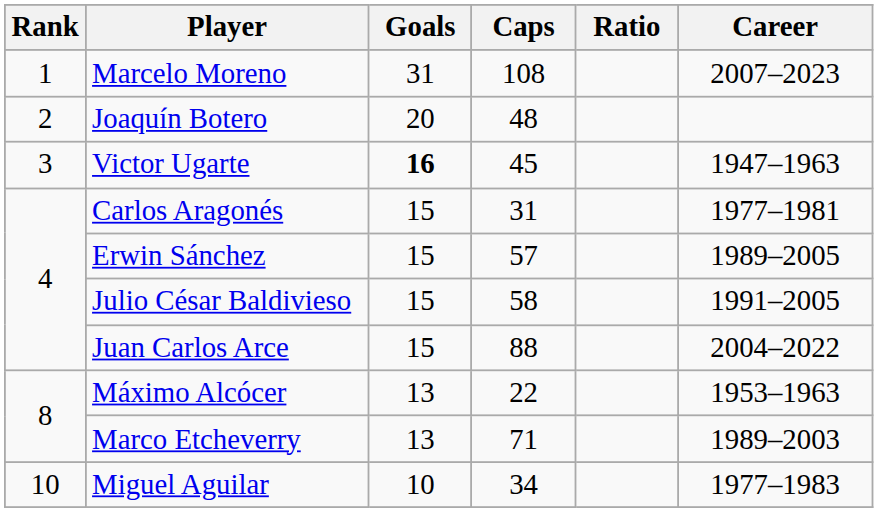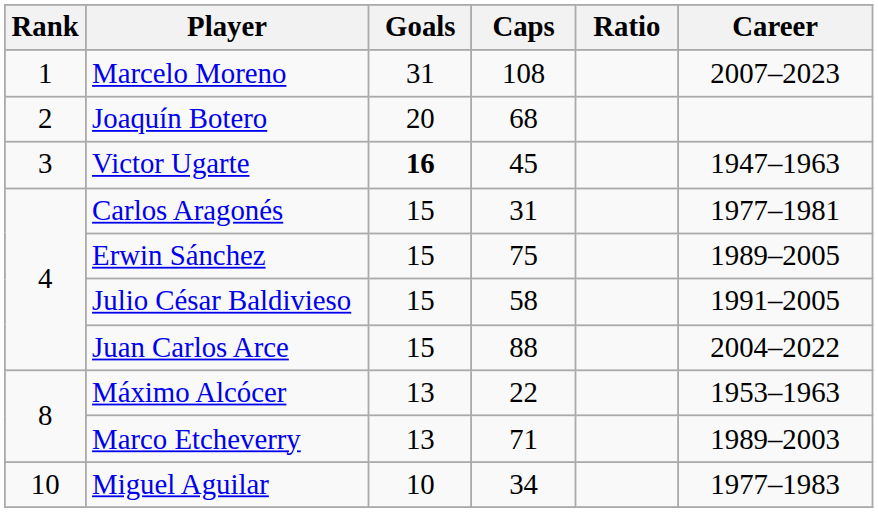(524, 118) 48 -> (524, 118) 68
(524, 255) 57 -> (524, 255) 75
